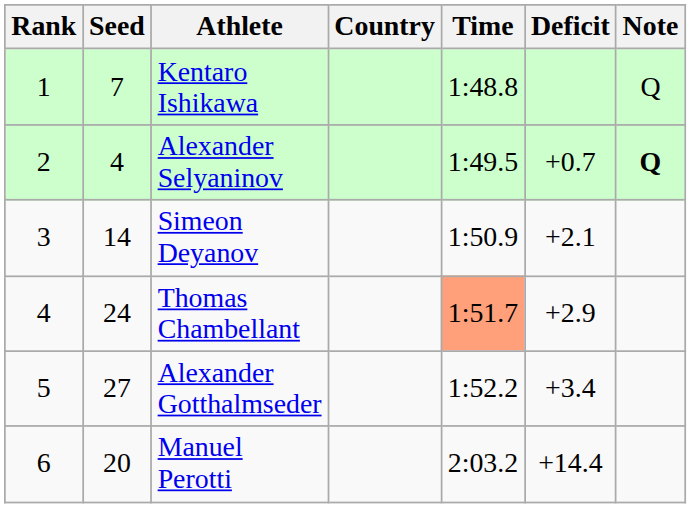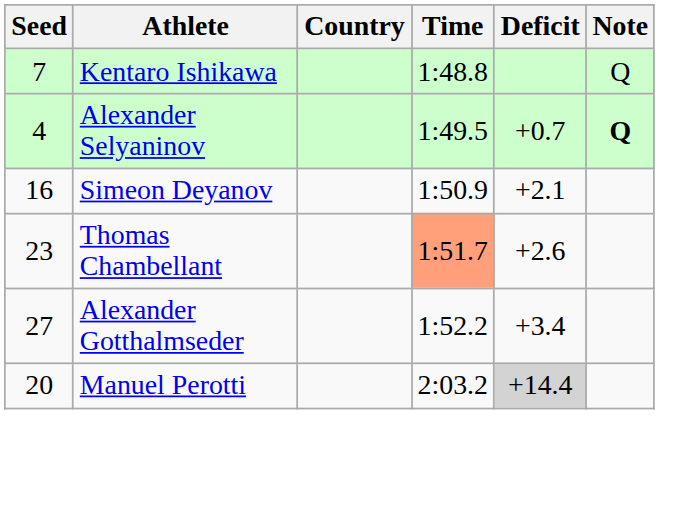- column: (44, 26)
(117, 237) 14 -> (39, 190) 16
(117, 312) 24 -> (39, 250) 23
(570, 312) +2.9 -> (540, 250) +2.6
(570, 463) no background -> (540, 385) lightgrey background
